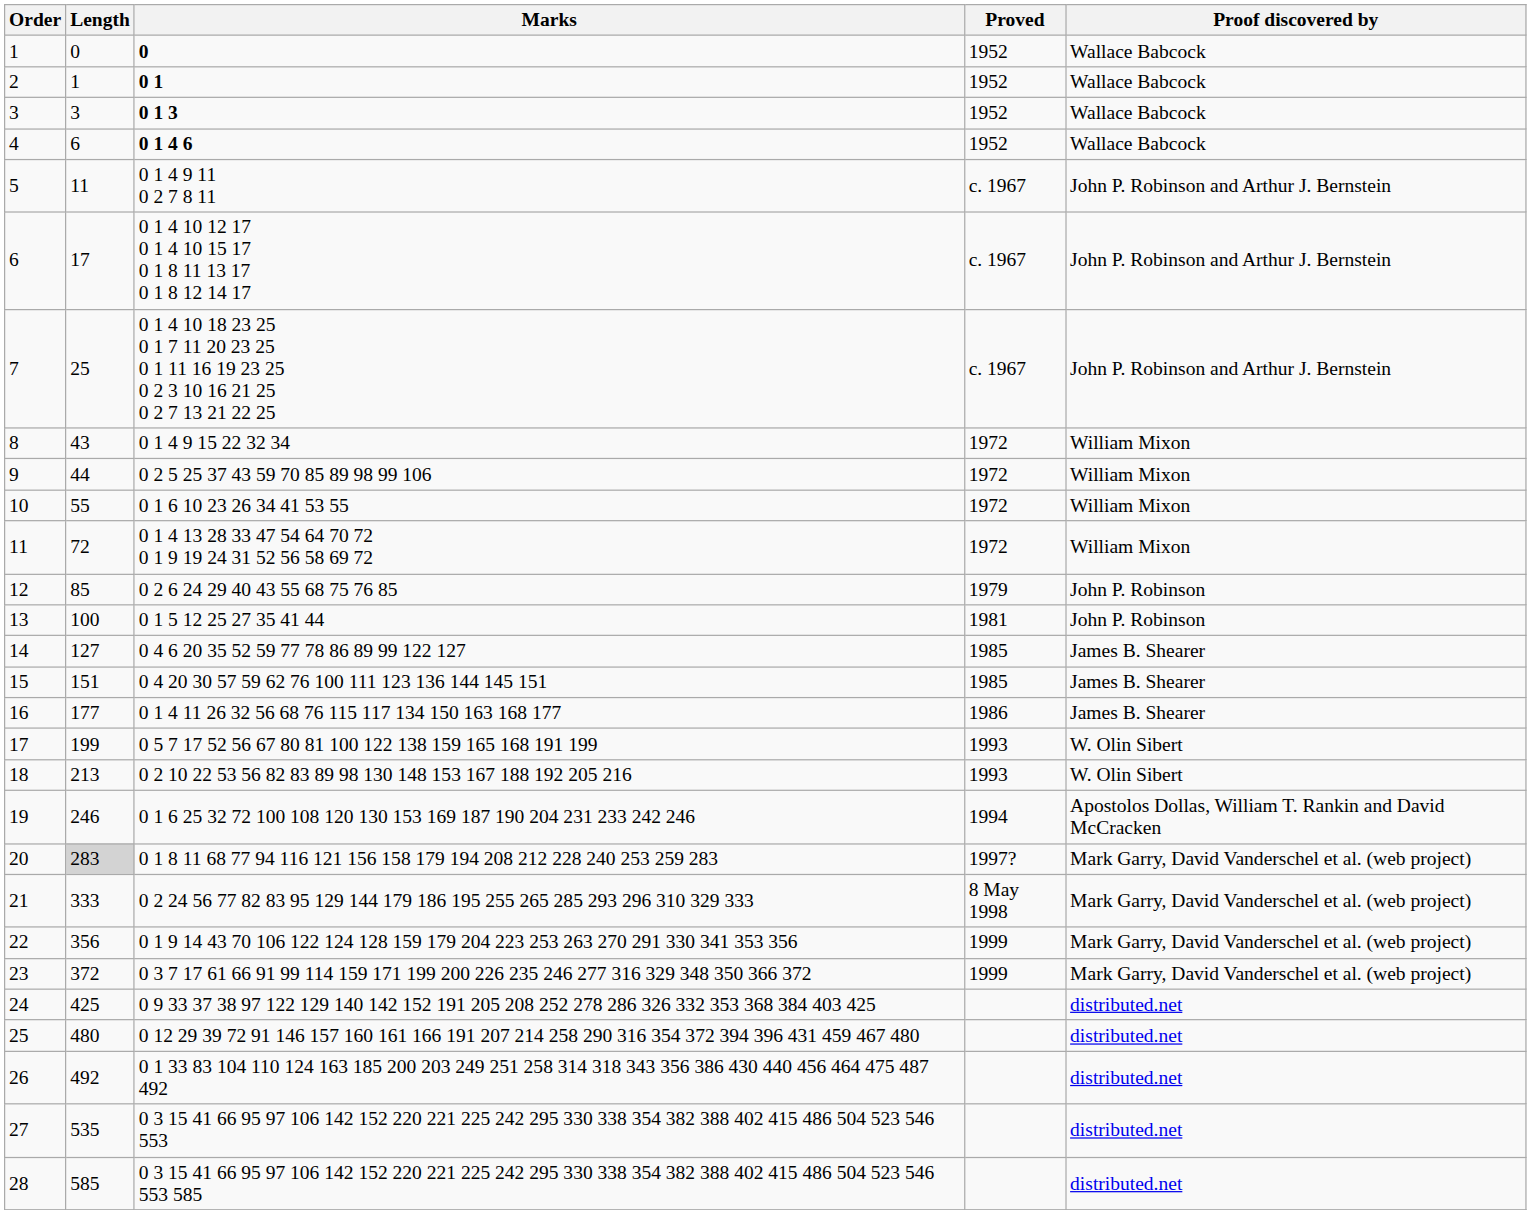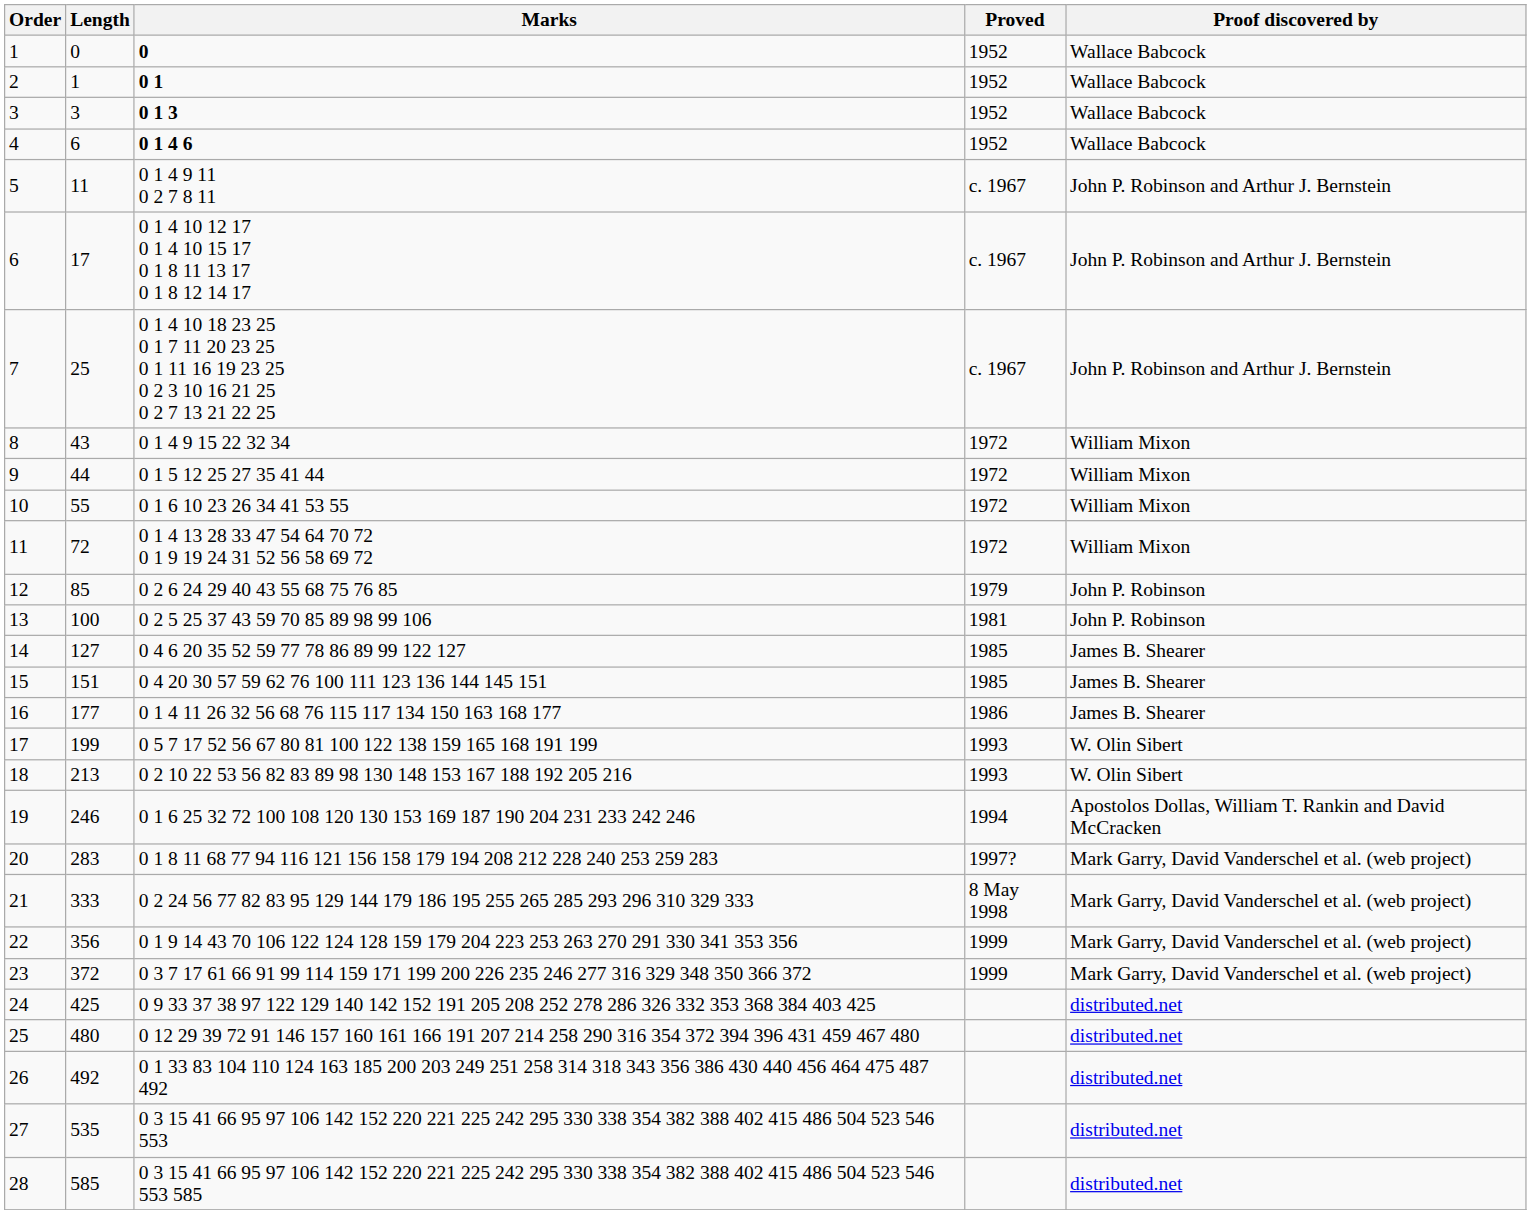(285, 474) 0 2 5 25 37 43 59 70 85 89 98 99 106 -> (232, 474) 0 1 5 12 25 27 35 41 44
(232, 620) 0 1 5 12 25 27 35 41 44 -> (285, 620) 0 2 5 25 37 43 59 70 85 89 98 99 106
(85, 858) lightgrey background -> (85, 858) no background
